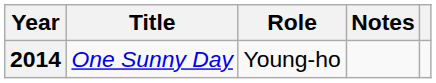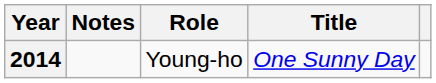columns swapped: (152, 22) <-> (383, 22)
